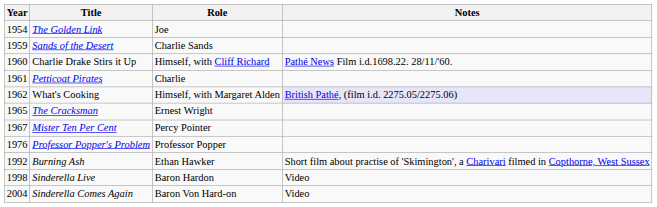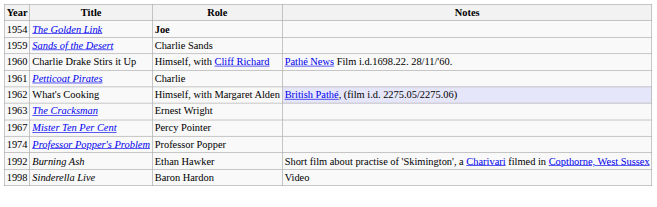(162, 29) normal -> (162, 29) bold
(17, 111) 1965 -> (17, 111) 1963
(17, 144) 1976 -> (17, 144) 1974
- row: (83, 194)
